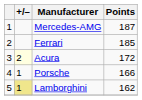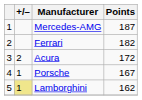(127, 42) 185 -> (127, 42) 182
(19, 58) lightyellow background -> (19, 58) no background
(127, 73) 166 -> (127, 73) 167
